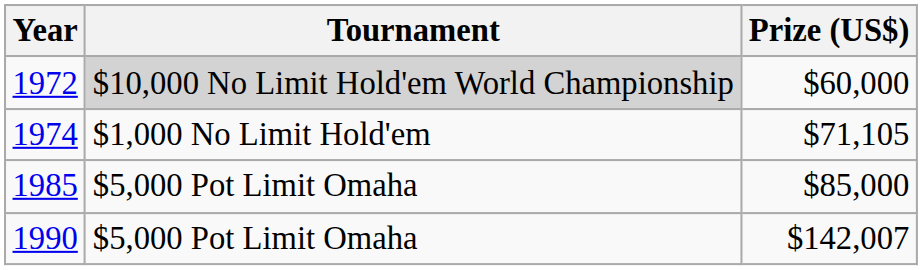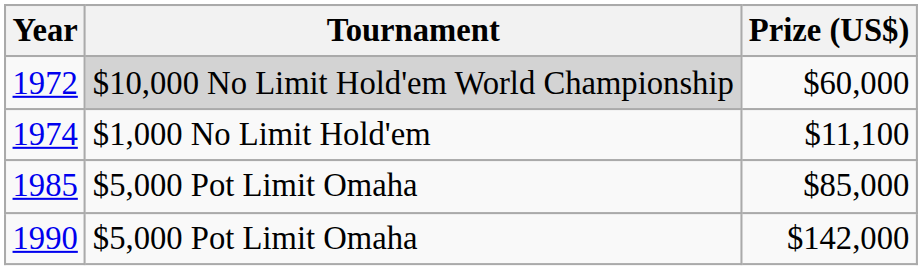(856, 133) $71,105 -> (857, 133) $11,100
(848, 237) $142,007 -> (848, 237) $142,000
